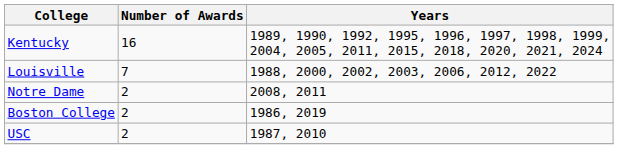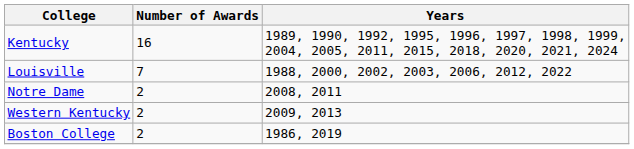+ row: (69, 113)
- row: (19, 133)
